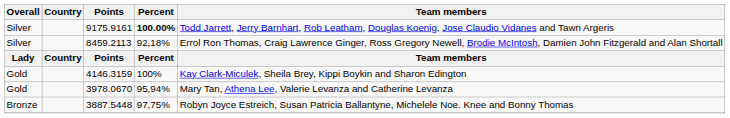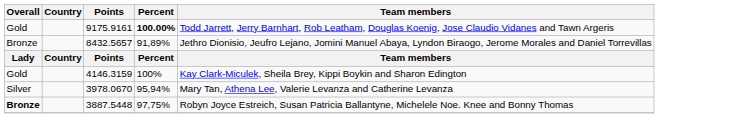(19, 27) Silver -> (17, 27) Gold
- row: (109, 43)
+ row: (109, 43)
(17, 89) Gold -> (19, 89) Silver
(22, 105) normal -> (23, 105) bold
